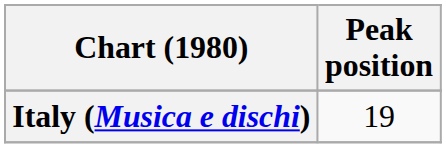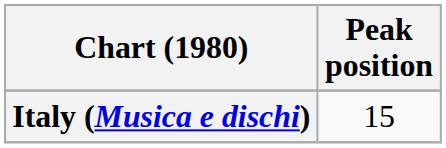(379, 116) 19 -> (379, 116) 15
